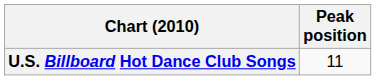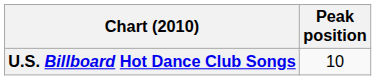(335, 61) 11 -> (335, 61) 10
